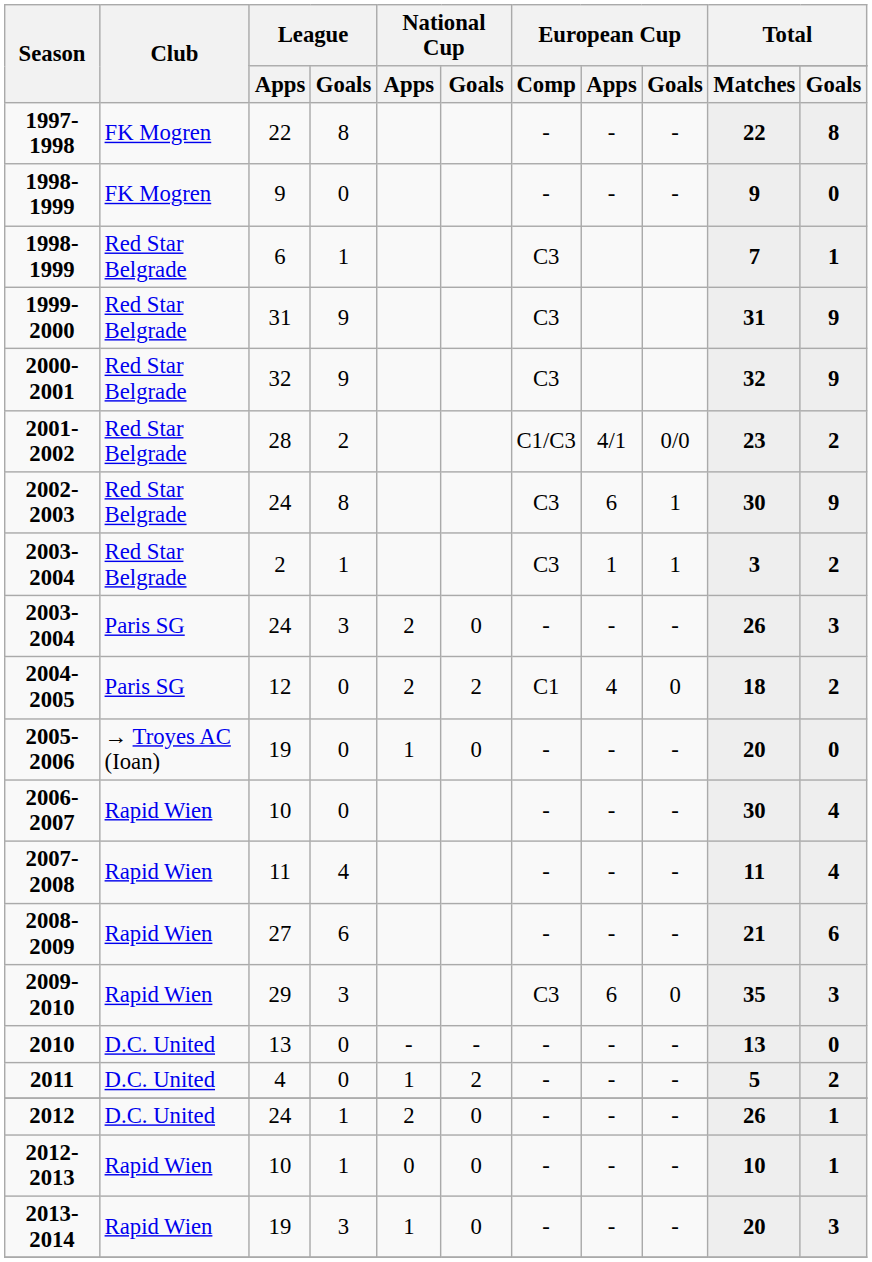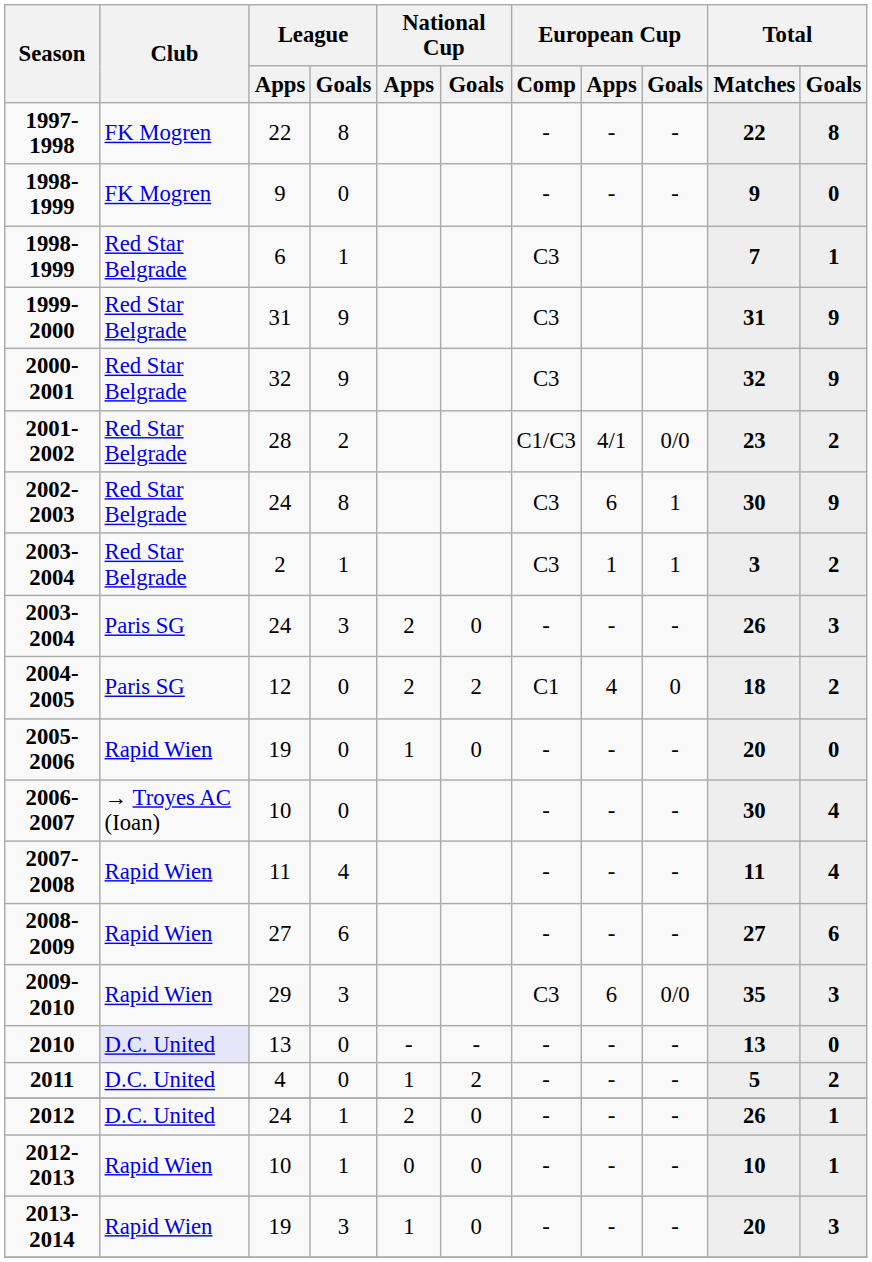(168, 748) → Troyes AC (Ioan) -> (158, 748) Rapid Wien
(158, 810) Rapid Wien -> (168, 810) → Troyes AC (Ioan)
(754, 933) 21 -> (754, 933) 27
(675, 995) 0 -> (675, 995) 0/0
(160, 1044) no background -> (160, 1044) lavender background
